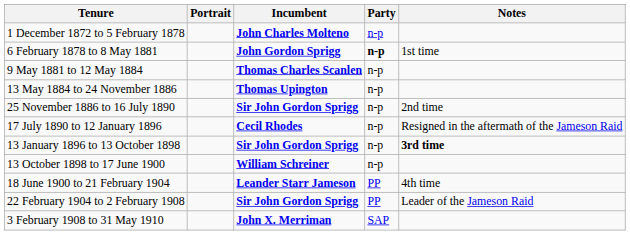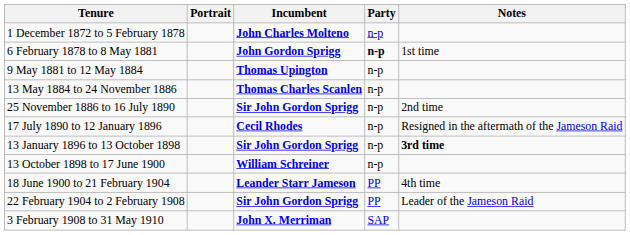(299, 70) Thomas Charles Scanlen -> (282, 70) Thomas Upington
(282, 88) Thomas Upington -> (299, 88) Thomas Charles Scanlen
